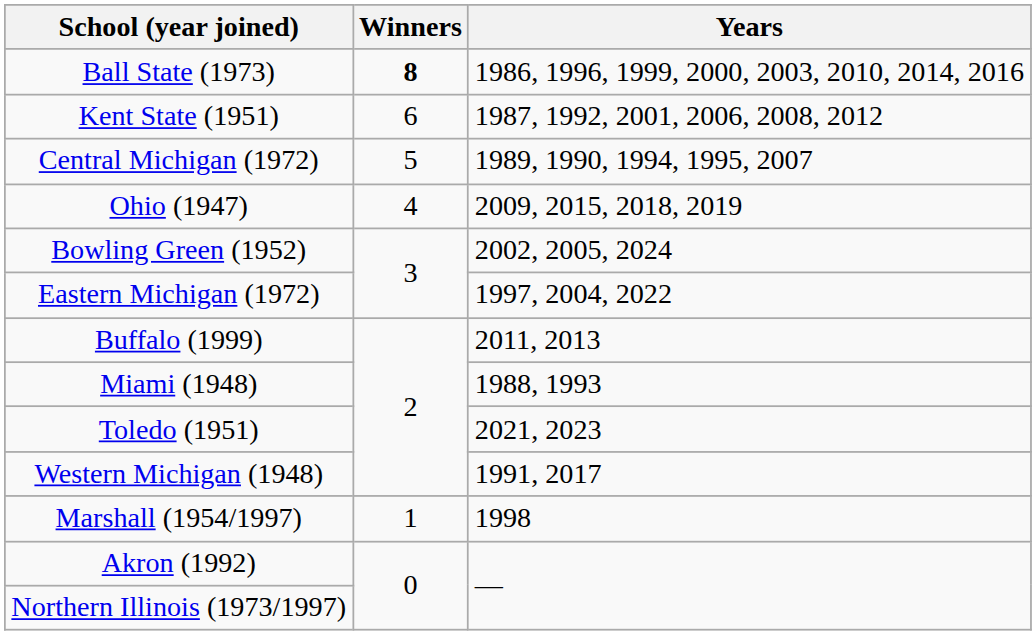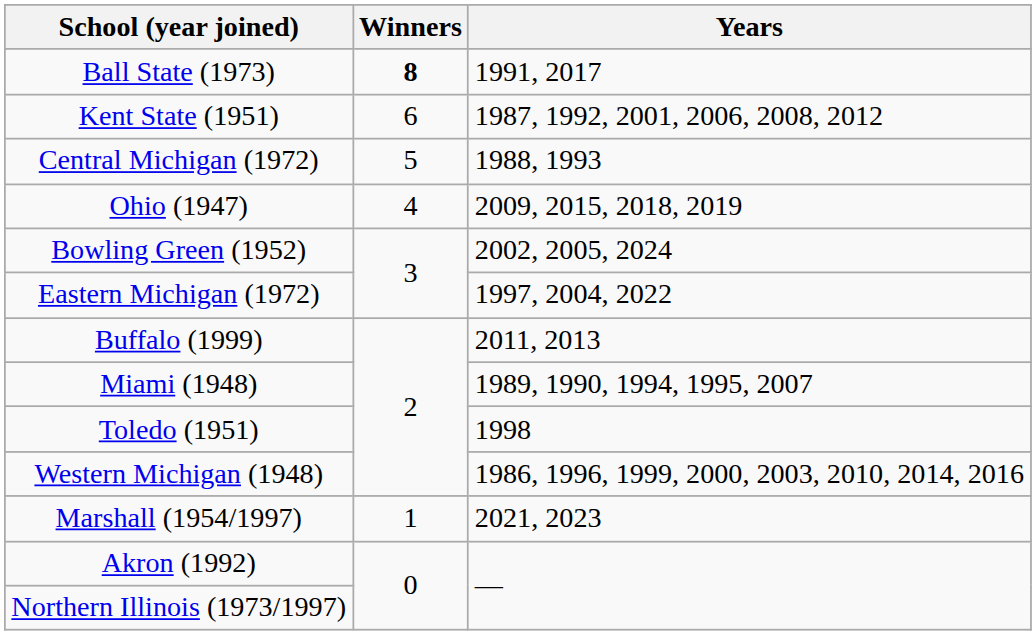(749, 71) 1986, 1996, 1999, 2000, 2003, 2010, 2014, 2016 -> (538, 71) 1991, 2017
(644, 160) 1989, 1990, 1994, 1995, 2007 -> (538, 160) 1988, 1993
(538, 384) 1988, 1993 -> (644, 384) 1989, 1990, 1994, 1995, 2007
(538, 428) 2021, 2023 -> (503, 428) 1998
(538, 473) 1991, 2017 -> (749, 473) 1986, 1996, 1999, 2000, 2003, 2010, 2014, 2016
(503, 518) 1998 -> (538, 518) 2021, 2023
